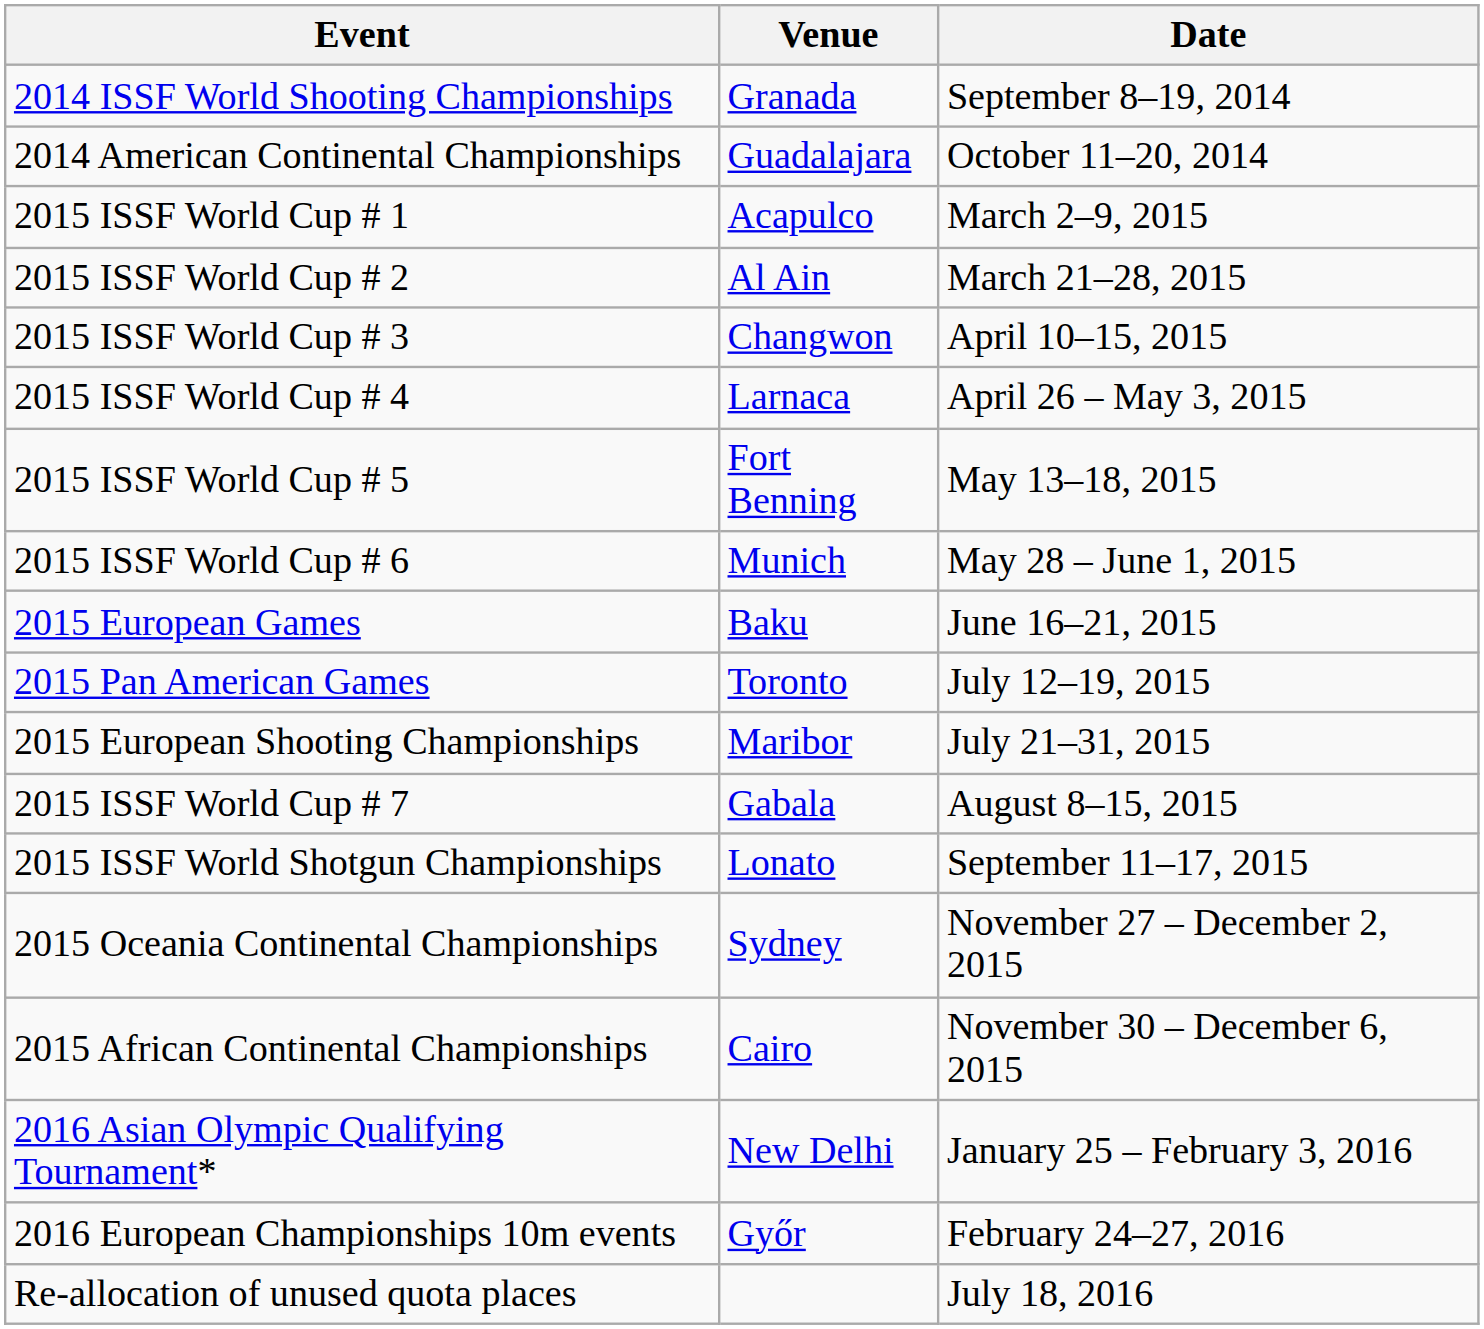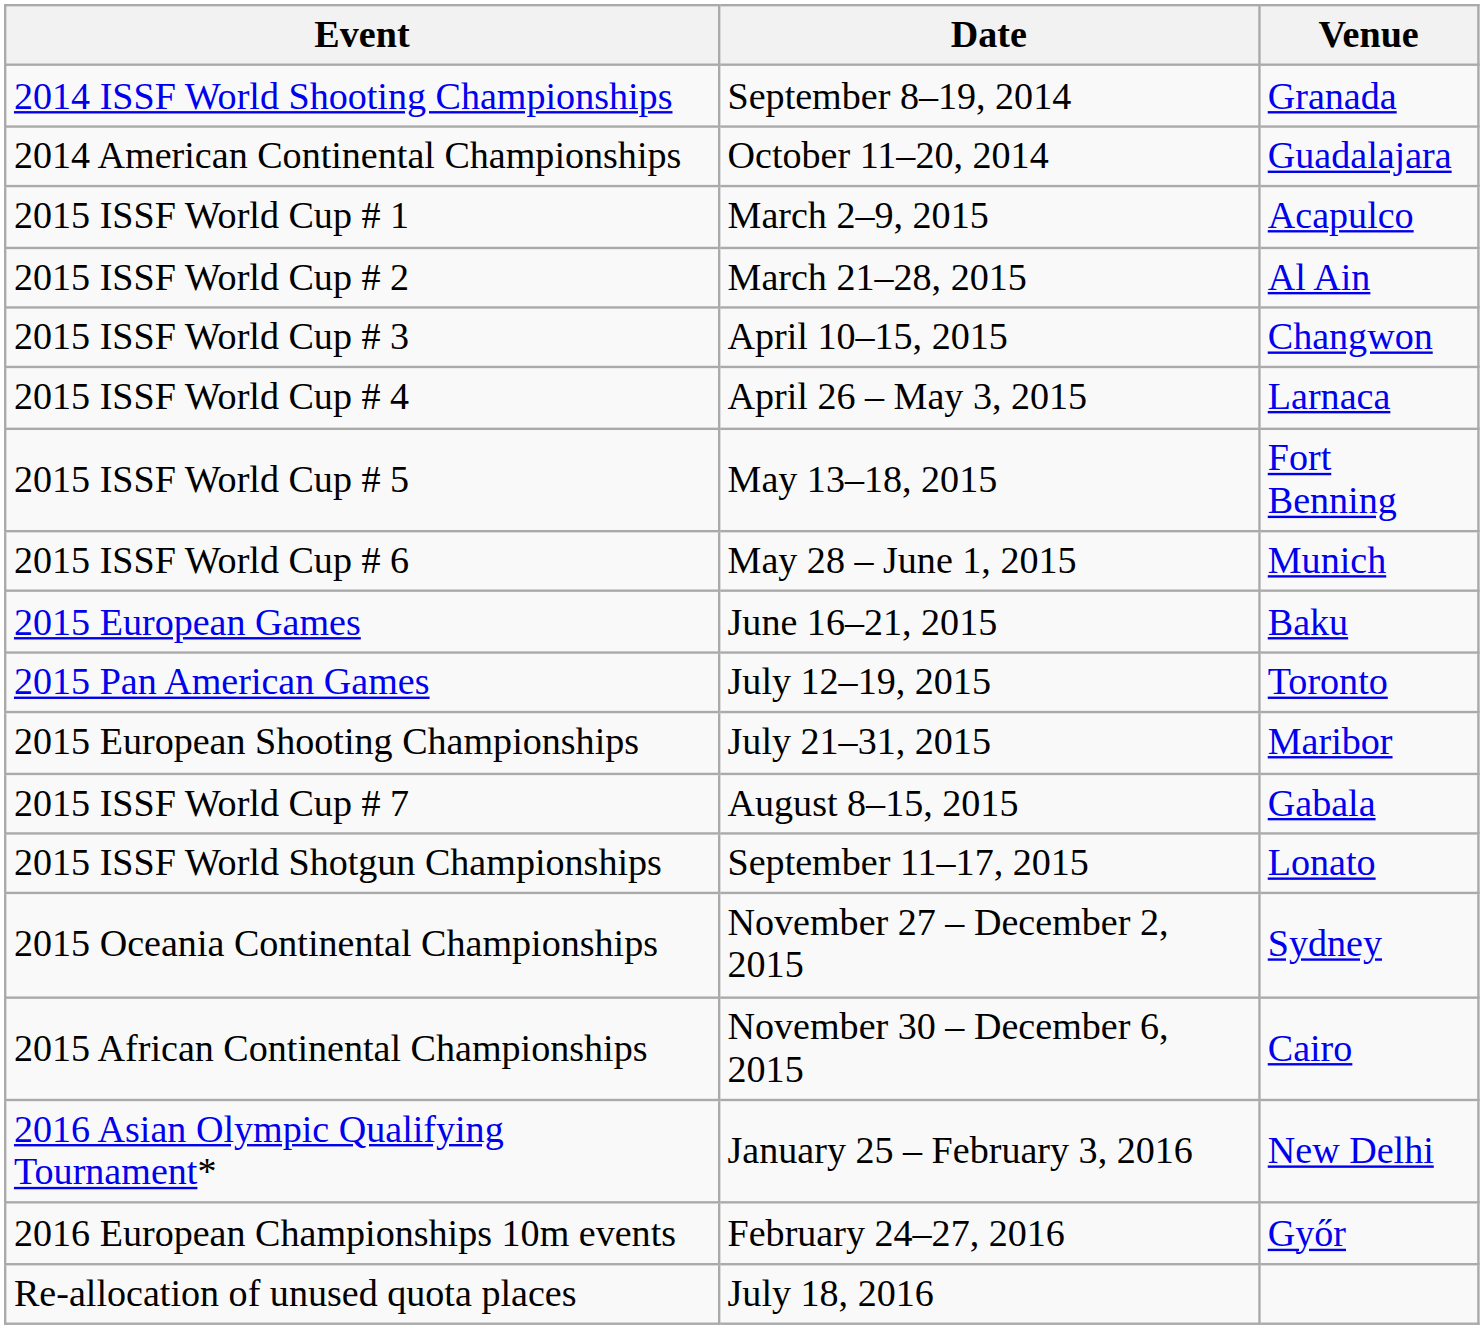columns swapped: (1208, 34) <-> (828, 34)
